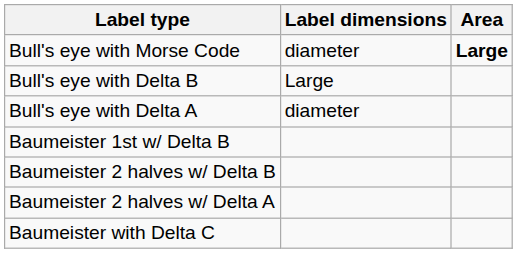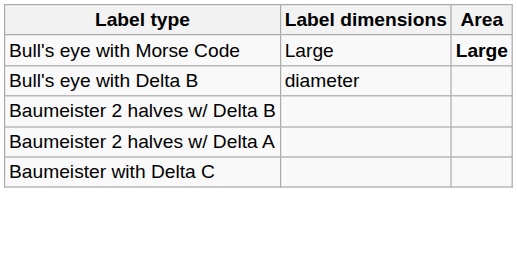(322, 50) diameter -> (309, 50) Large
(309, 80) Large -> (322, 80) diameter
- row: (103, 111)
- row: (119, 141)
